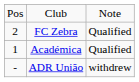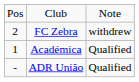(110, 31) Qualified -> (110, 31) withdrew
(110, 67) withdrew -> (110, 67) Qualified
